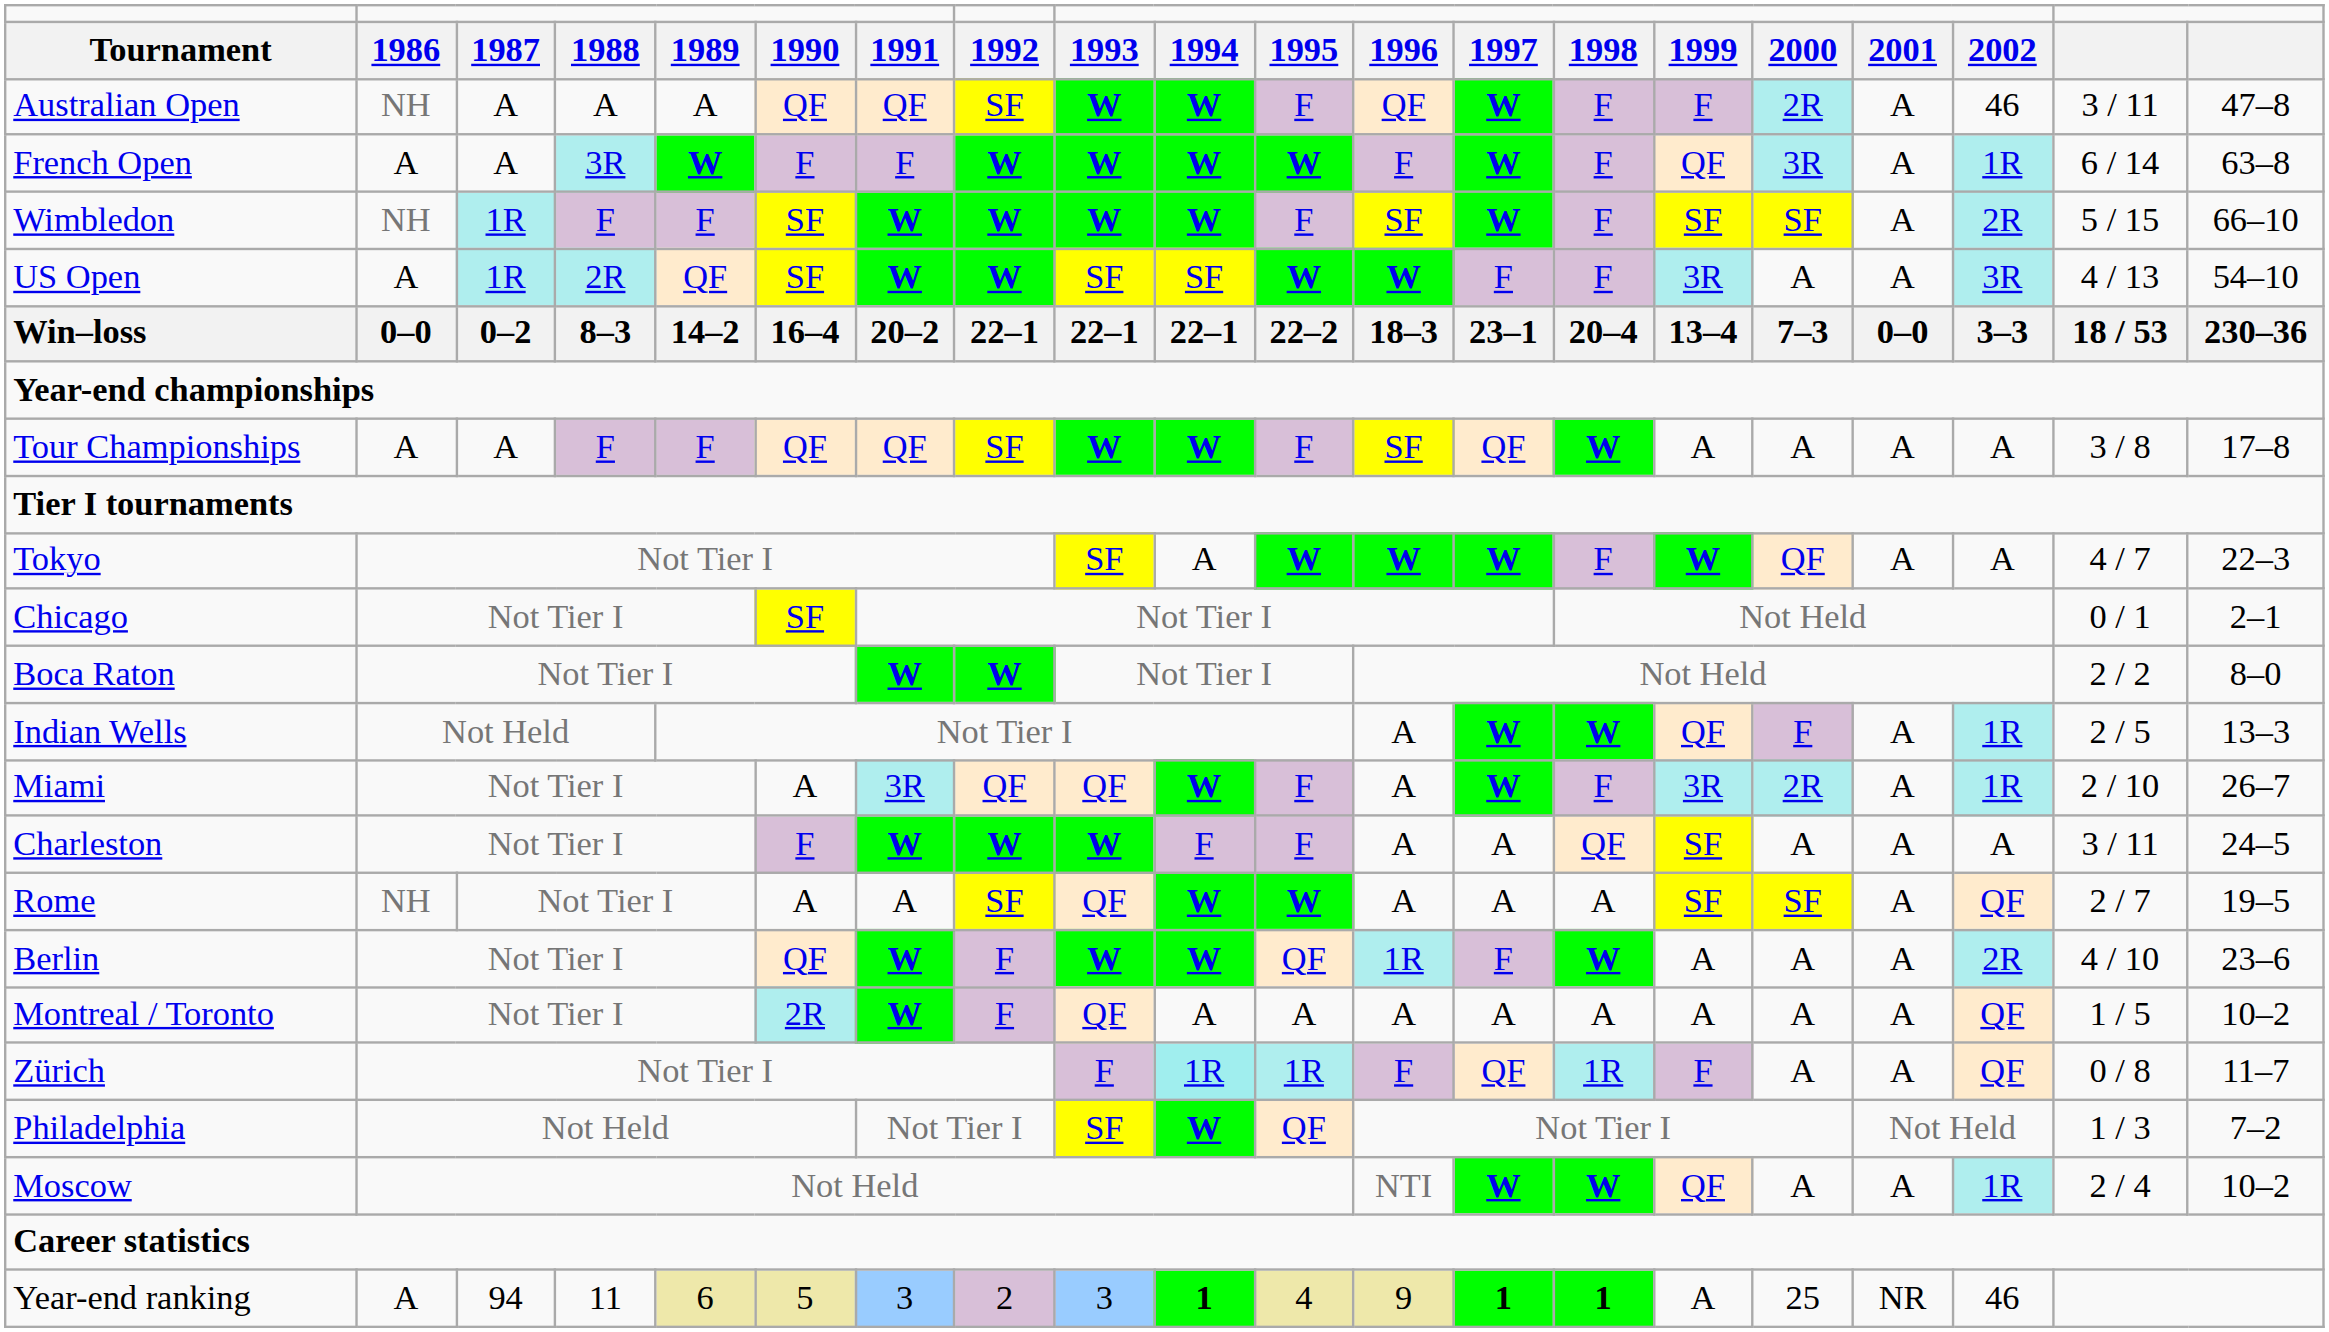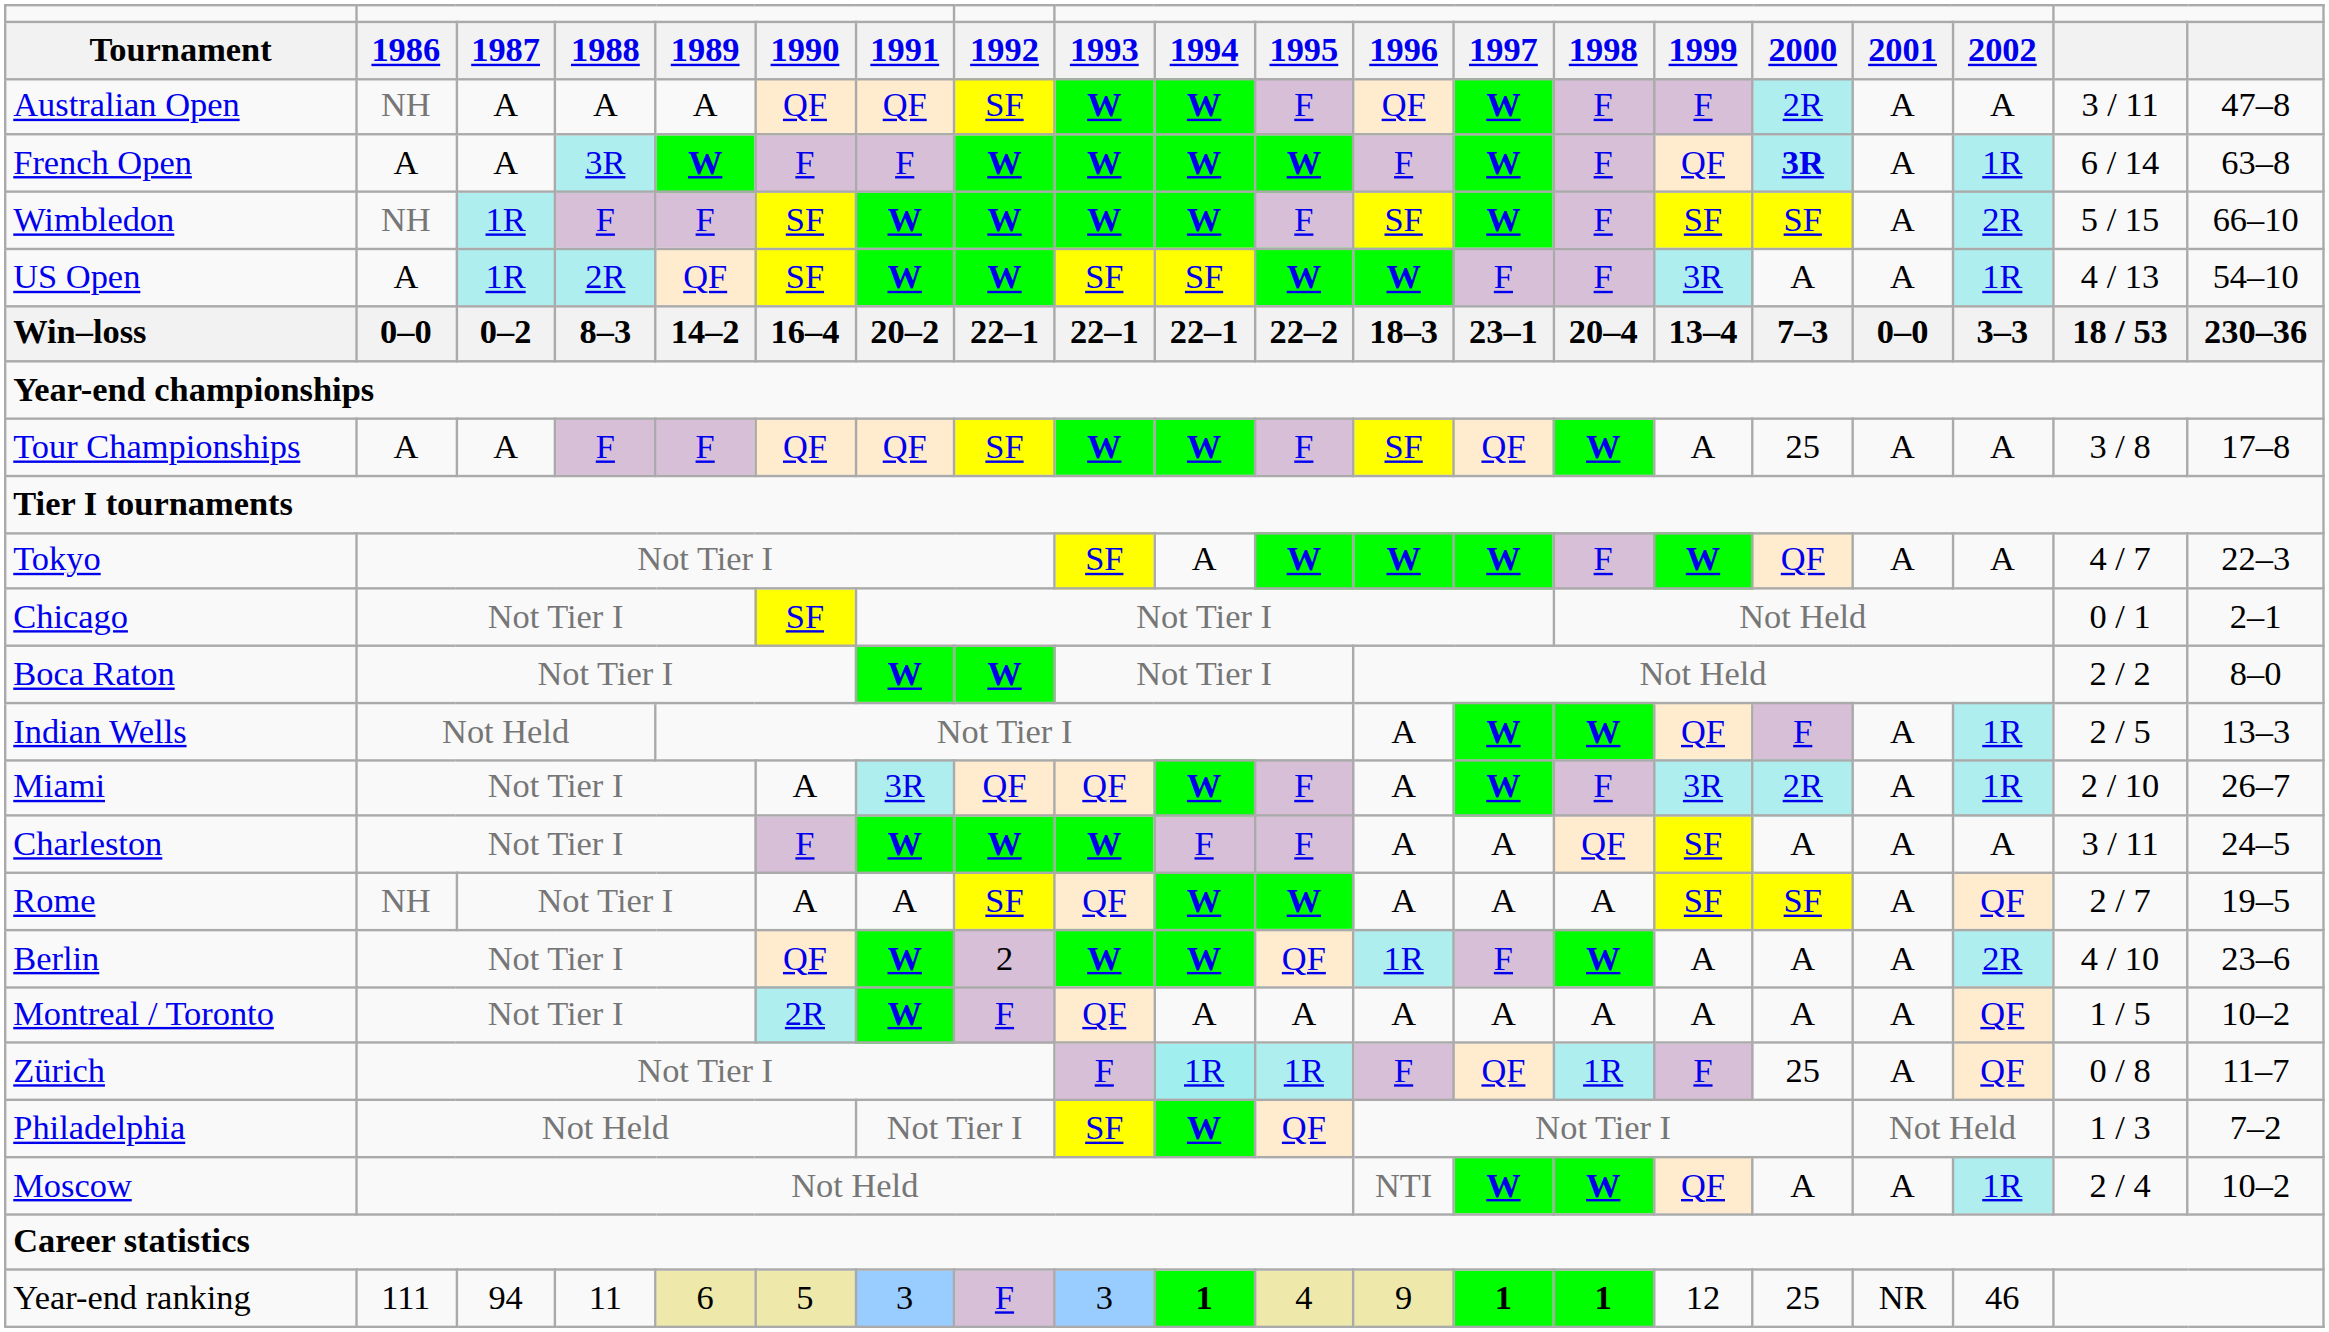(2002, 106) 46 -> (2002, 106) A
(1803, 162) normal -> (1803, 162) bold
(2002, 276) 3R -> (2002, 276) 1R
(1803, 446) A -> (1803, 446) 25
(1004, 957) F -> (1004, 957) 2
(1803, 1071) A -> (1803, 1071) 25
(406, 1298) A -> (406, 1298) 111
(1004, 1298) 2 -> (1004, 1298) F
(1703, 1298) A -> (1703, 1298) 12
